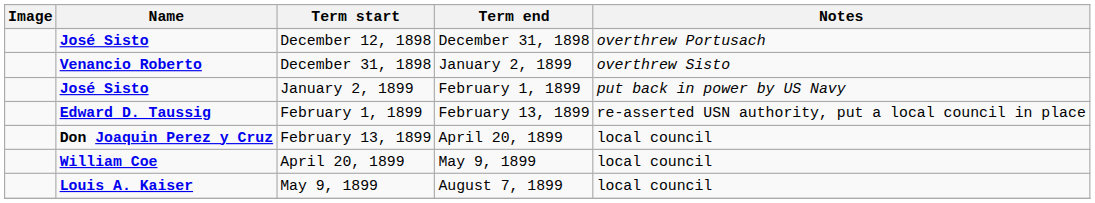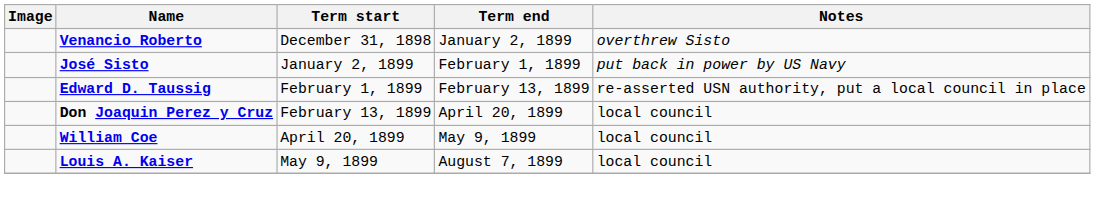- row: (356, 41)
